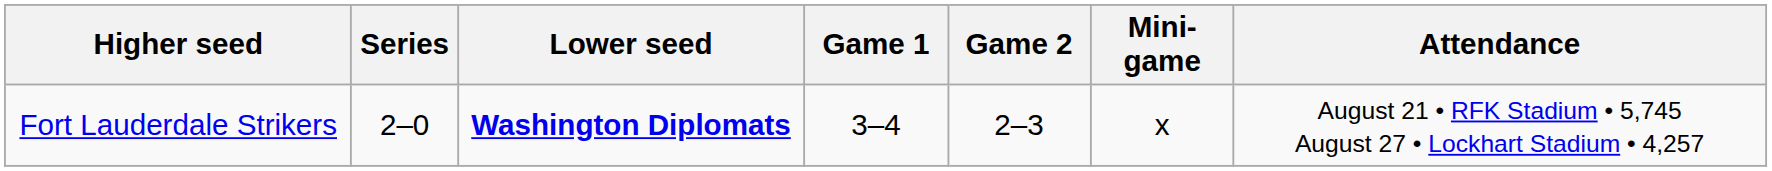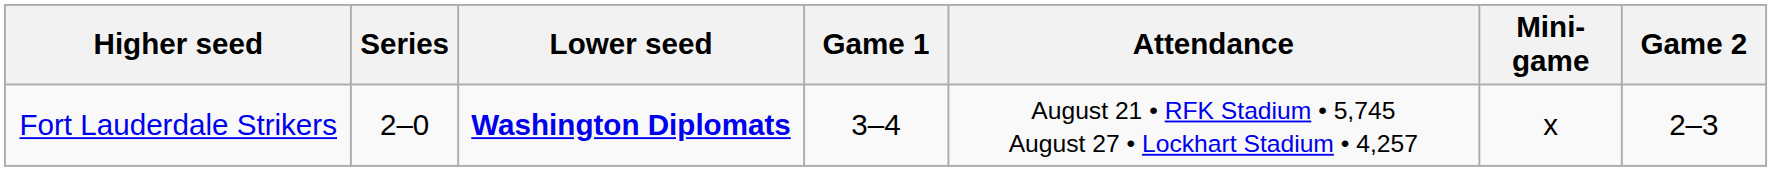columns swapped: (1019, 44) <-> (1500, 44)
